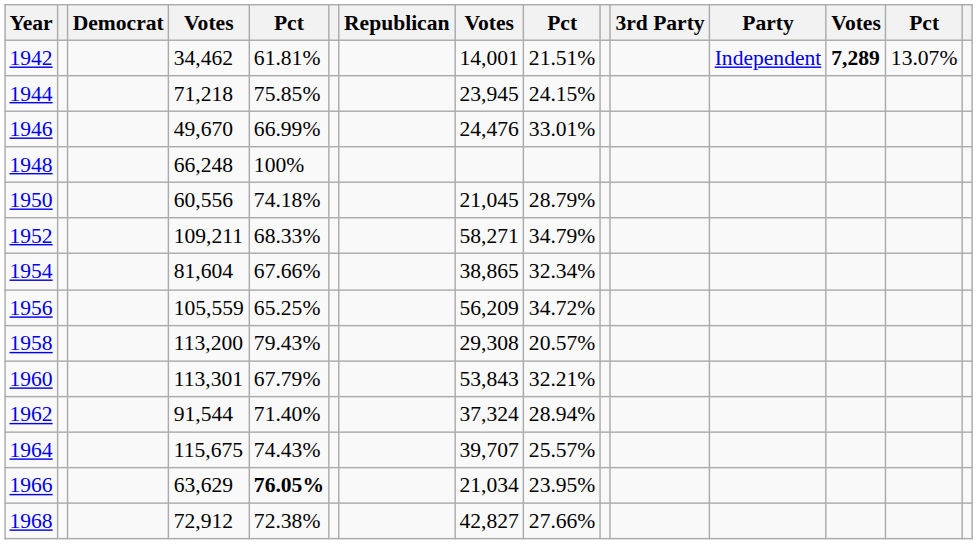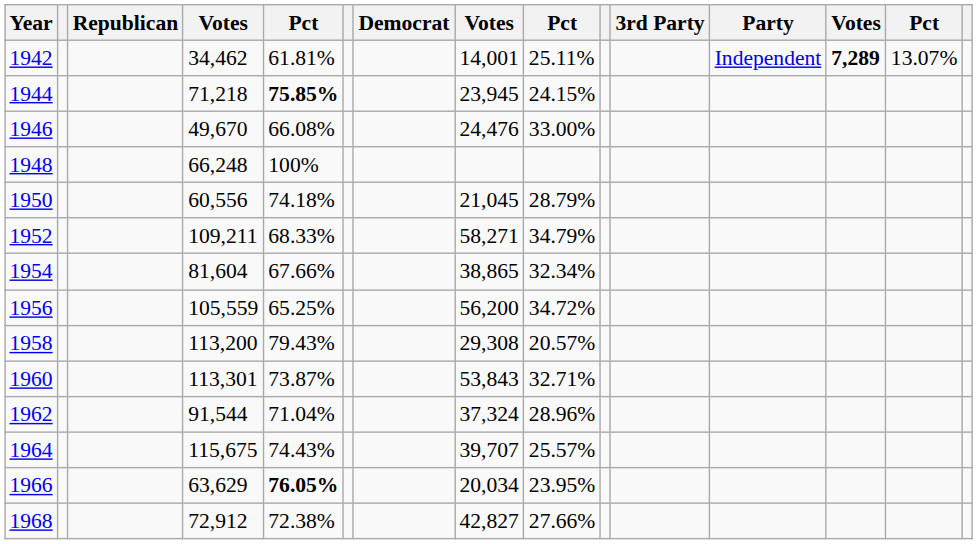columns swapped: (118, 22) <-> (397, 22)
(562, 57) 21.51% -> (562, 57) 25.11%
(287, 93) normal -> (303, 93) bold
(287, 129) 66.99% -> (302, 129) 66.08%
(562, 129) 33.01% -> (562, 129) 33.00%
(489, 307) 56,209 -> (489, 307) 56,200
(287, 378) 67.79% -> (302, 378) 73.87%
(562, 378) 32.21% -> (562, 378) 32.71%
(287, 413) 71.40% -> (302, 413) 71.04%
(562, 413) 28.94% -> (562, 413) 28.96%
(489, 484) 21,034 -> (489, 484) 20,034
